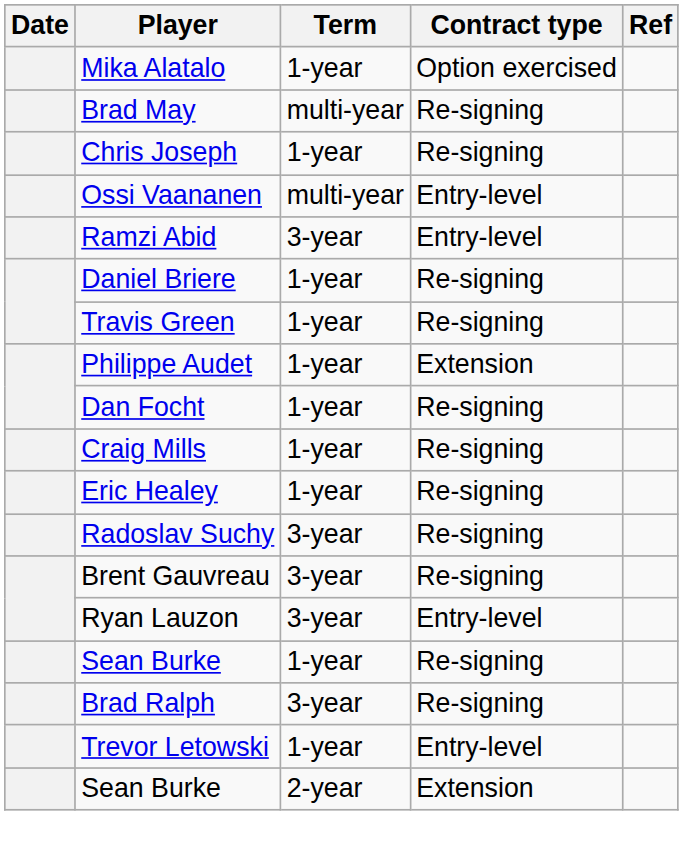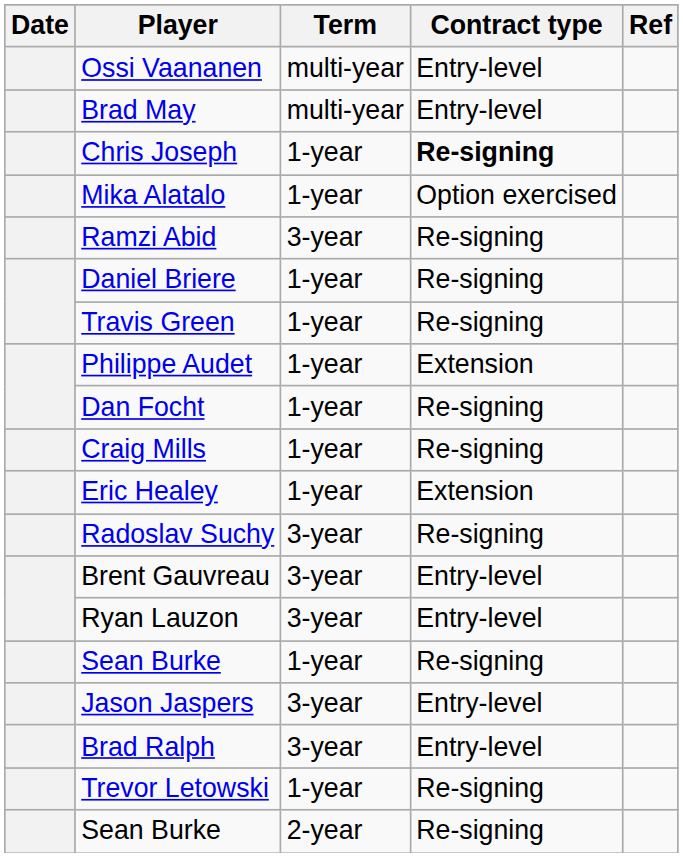rows swapped: (153, 68) <-> (172, 195)
(480, 110) Re-signing -> (479, 110) Entry-level
(480, 152) normal -> (485, 152) bold
(479, 237) Entry-level -> (480, 237) Re-signing
(480, 491) Re-signing -> (475, 491) Extension
(480, 576) Re-signing -> (479, 576) Entry-level
+ row: (167, 703)
(480, 703) Re-signing -> (479, 746) Entry-level
(479, 746) Entry-level -> (480, 788) Re-signing
(475, 788) Extension -> (480, 830) Re-signing
